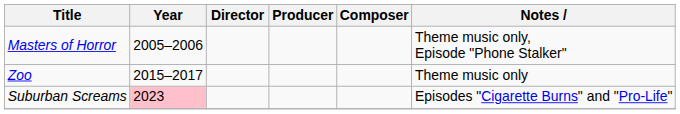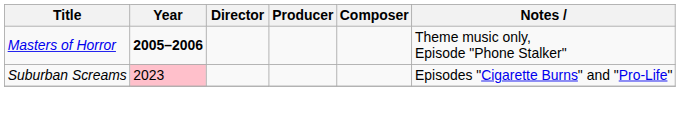(168, 45) normal -> (168, 45) bold
- row: (20, 75)
